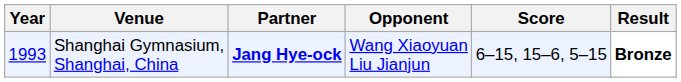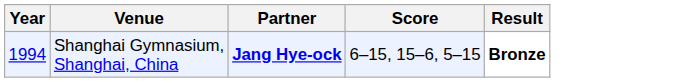- column: (409, 18)
(27, 54) 1993 -> (27, 54) 1994
